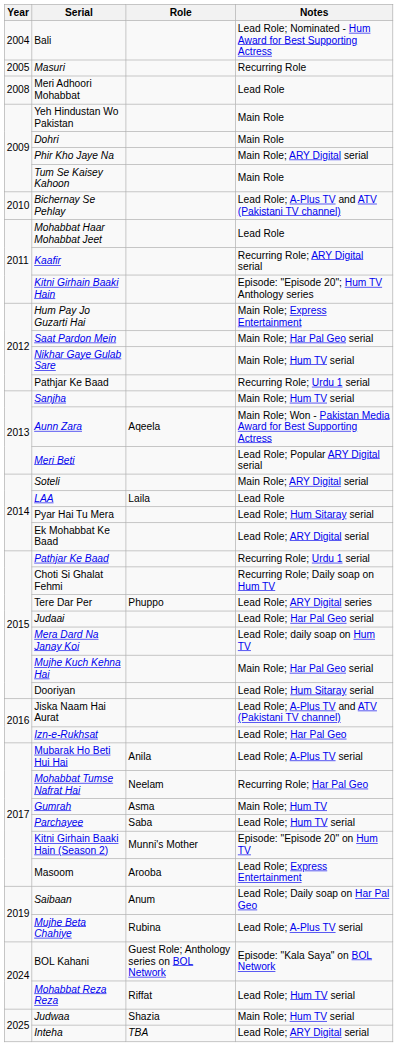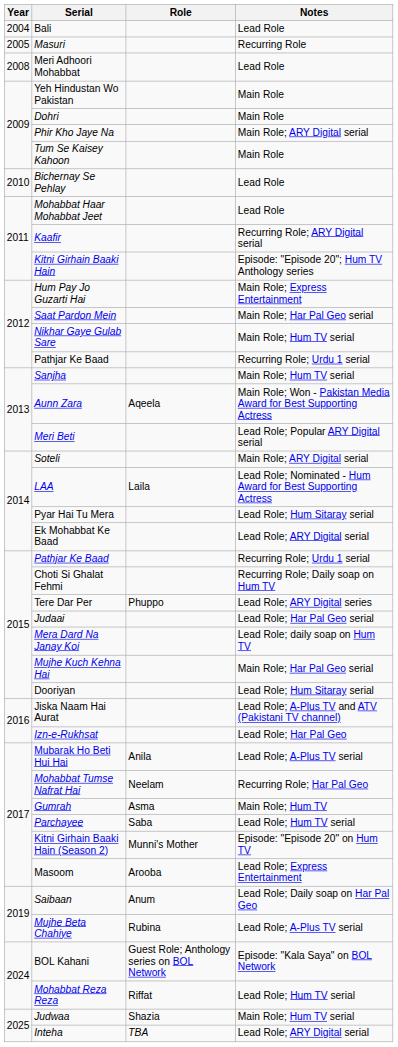(304, 40) Lead Role; Nominated - Hum Award for Best Supporting Actress -> (261, 28) Lead Role
(307, 205) Lead Role; A-Plus TV and ATV (Pakistani TV channel) -> (261, 182) Lead Role
(261, 498) Lead Role -> (304, 487) Lead Role; Nominated - Hum Award for Best Supporting Actress
